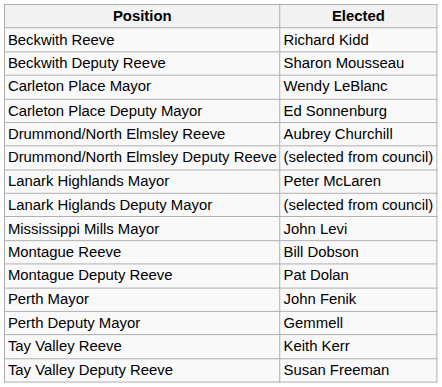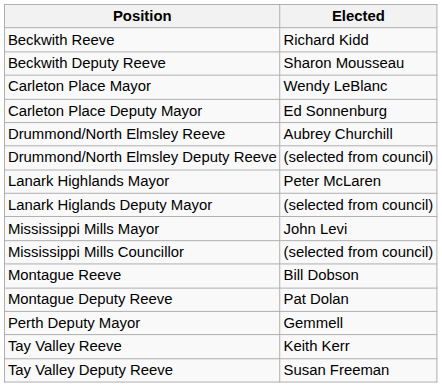+ row: (96, 252)
- row: (48, 299)
